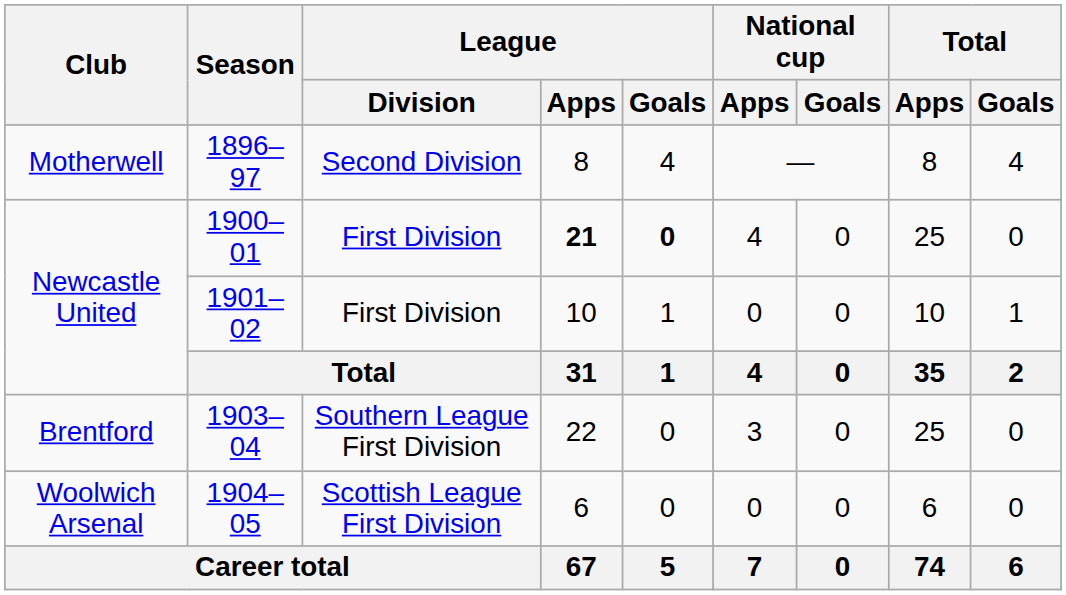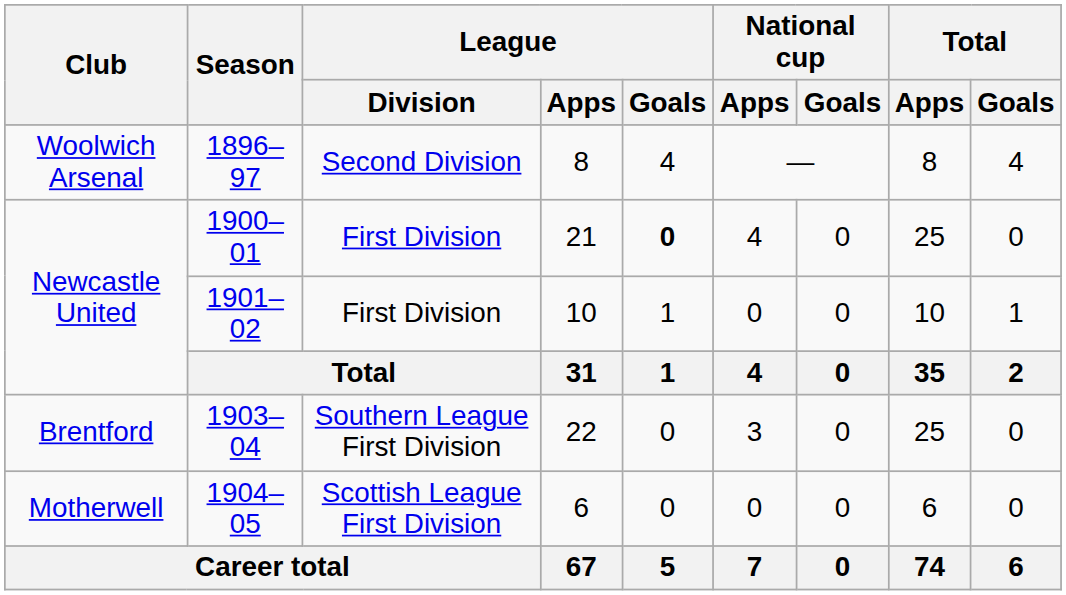(96, 161) Motherwell -> (96, 161) Woolwich Arsenal
(581, 237) bold -> (581, 237) normal
(96, 507) Woolwich Arsenal -> (96, 507) Motherwell
